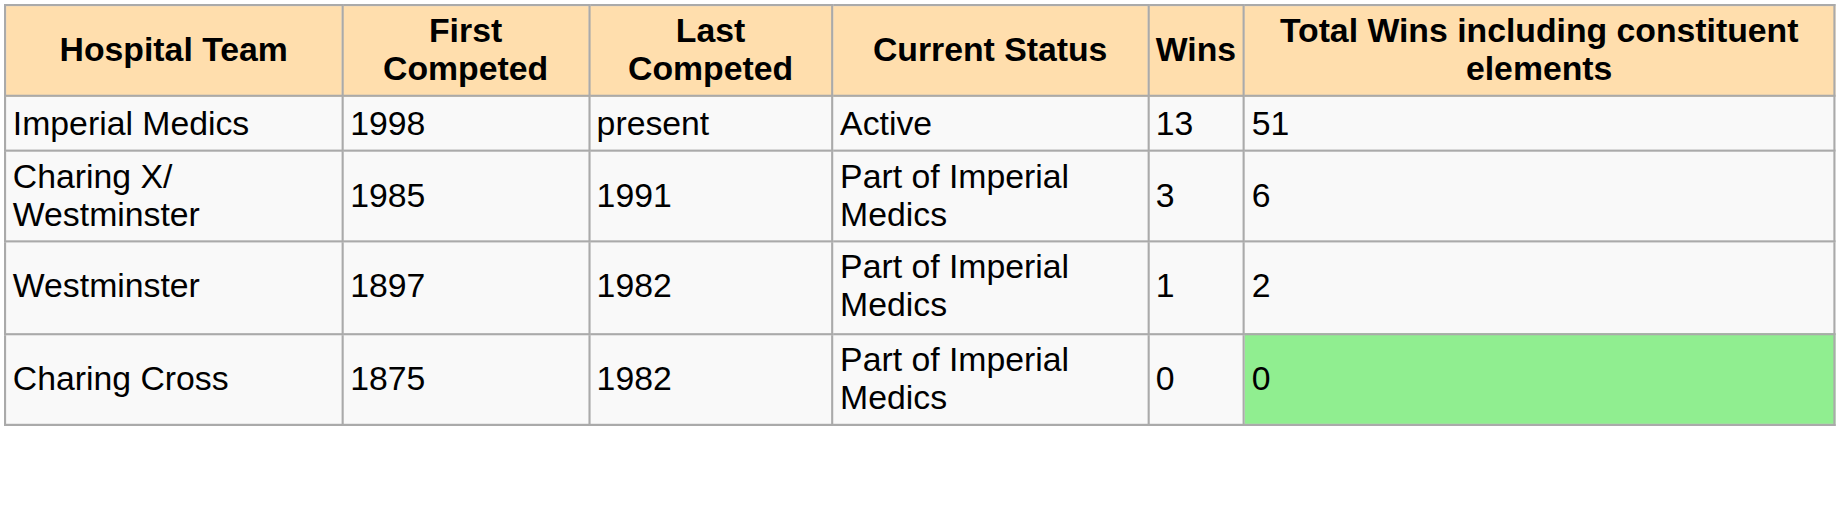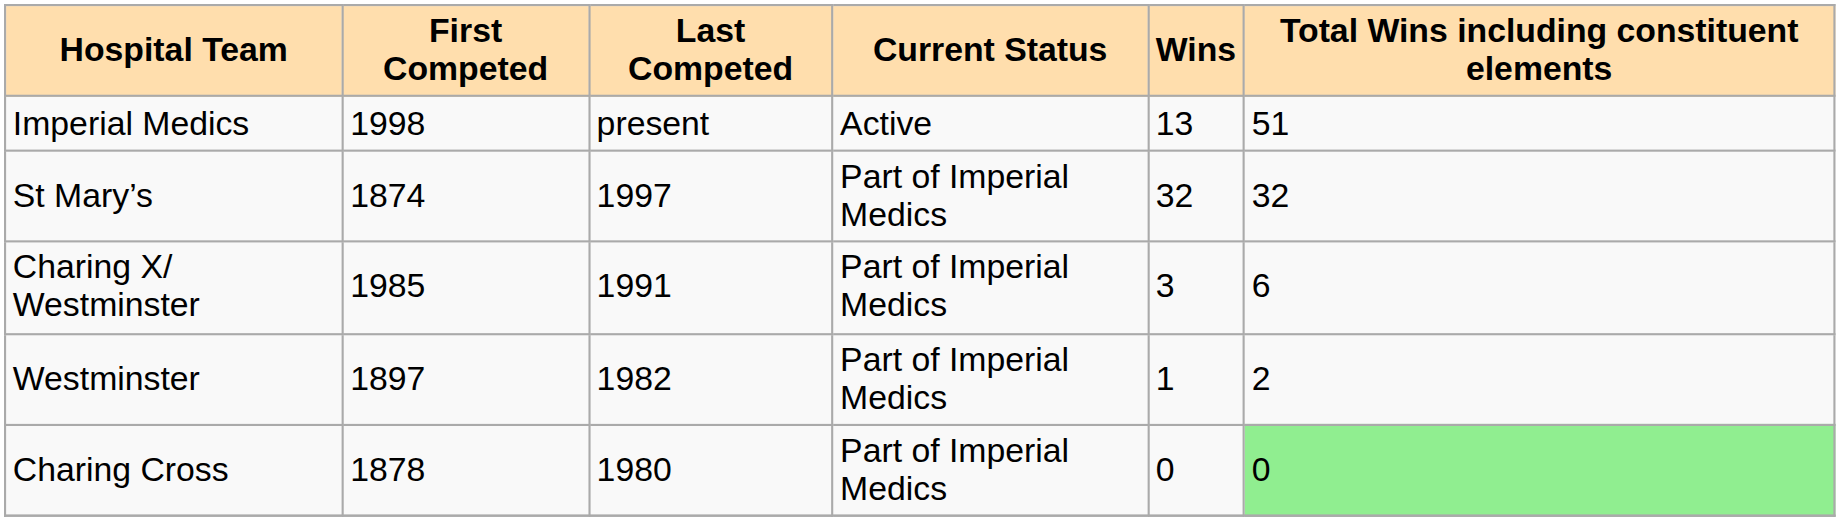+ row: (83, 195)
(388, 378) 1875 -> (388, 469) 1878
(634, 378) 1982 -> (634, 469) 1980
